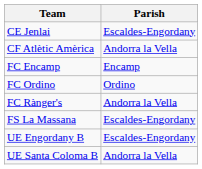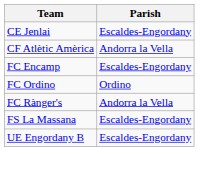(122, 66) Encamp -> (145, 66) Escaldes-Engordany
- row: (53, 155)
